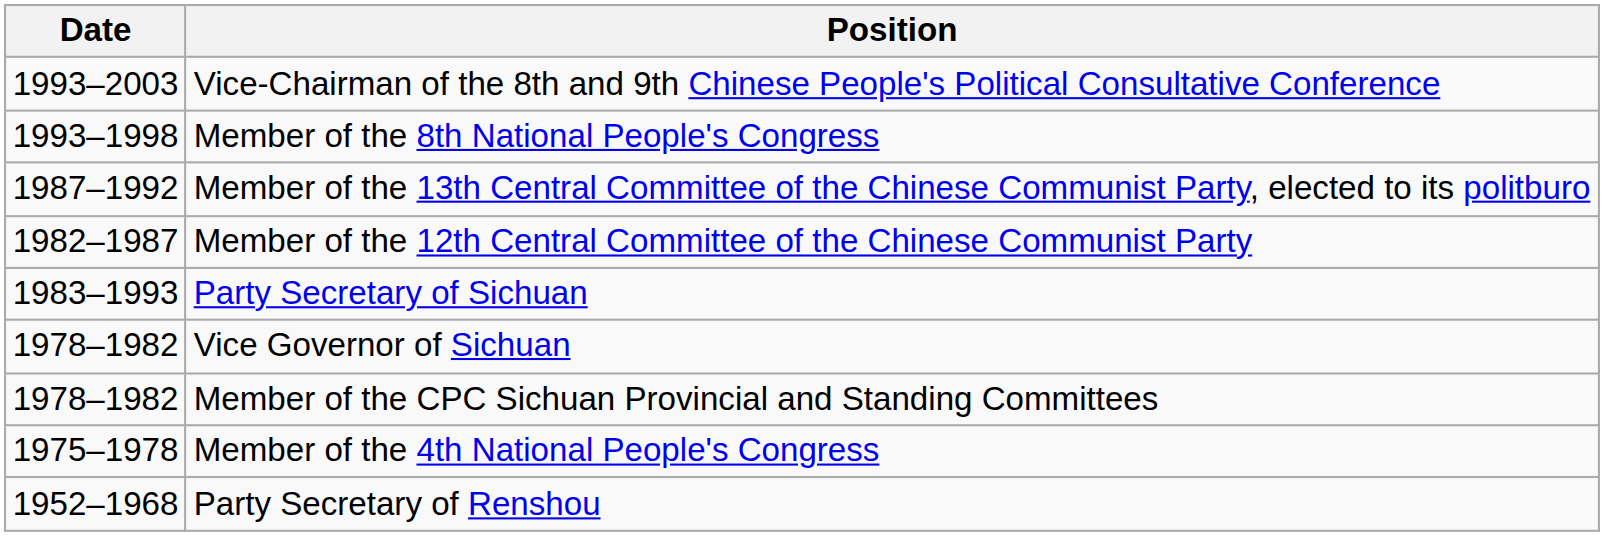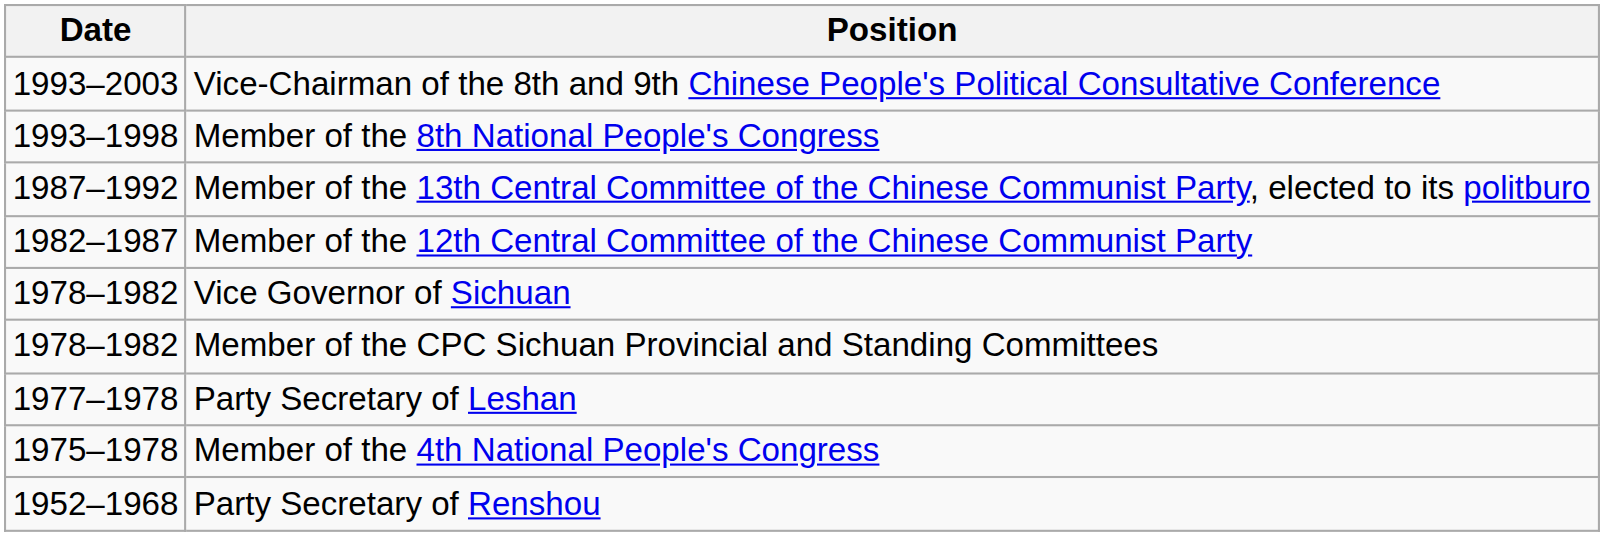- row: (391, 293)
+ row: (385, 398)
